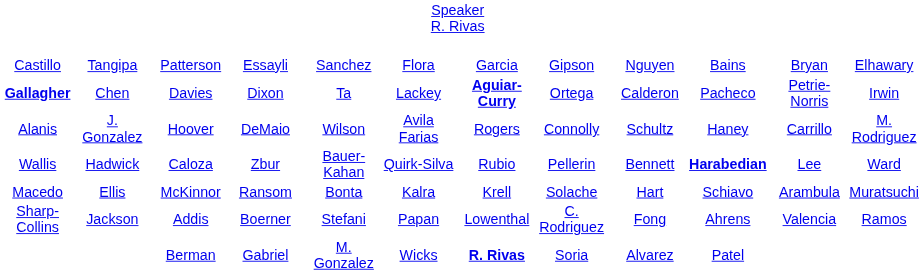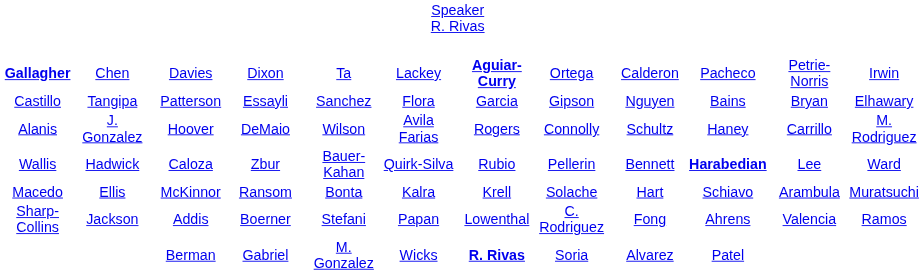rows swapped: (38, 93) <-> (38, 65)
